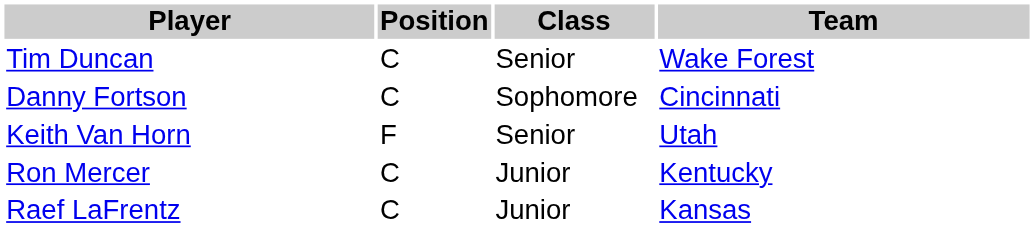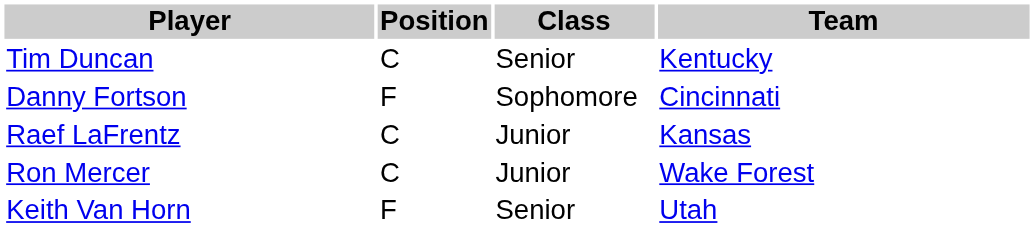(737, 59) Wake Forest -> (716, 59) Kentucky
(390, 96) C -> (388, 96) F
rows swapped: (93, 210) <-> (98, 134)
(716, 172) Kentucky -> (737, 172) Wake Forest
